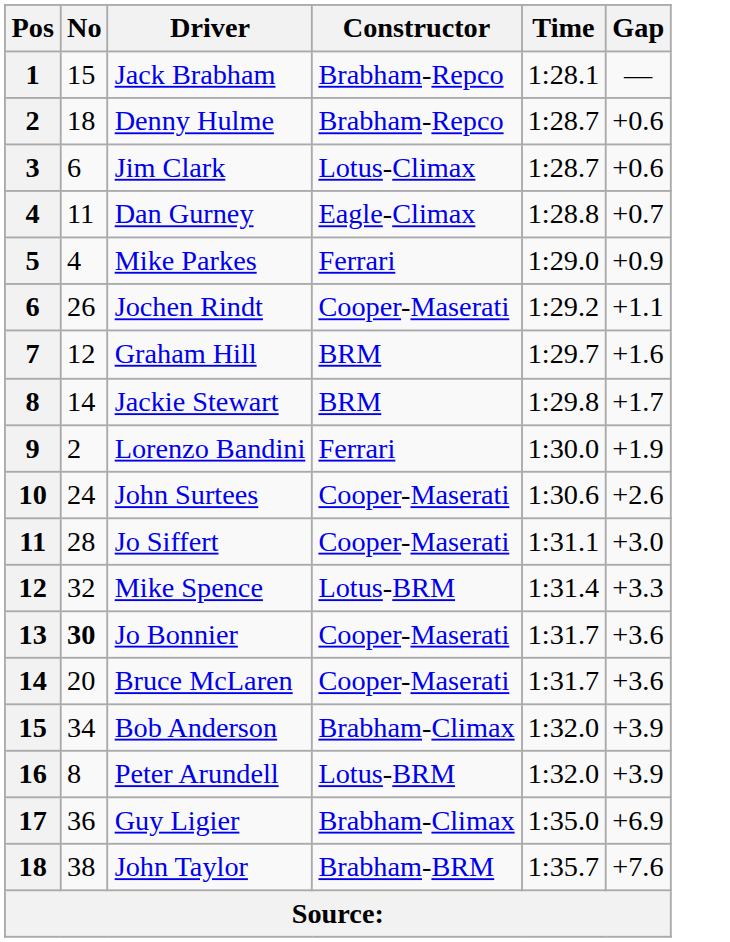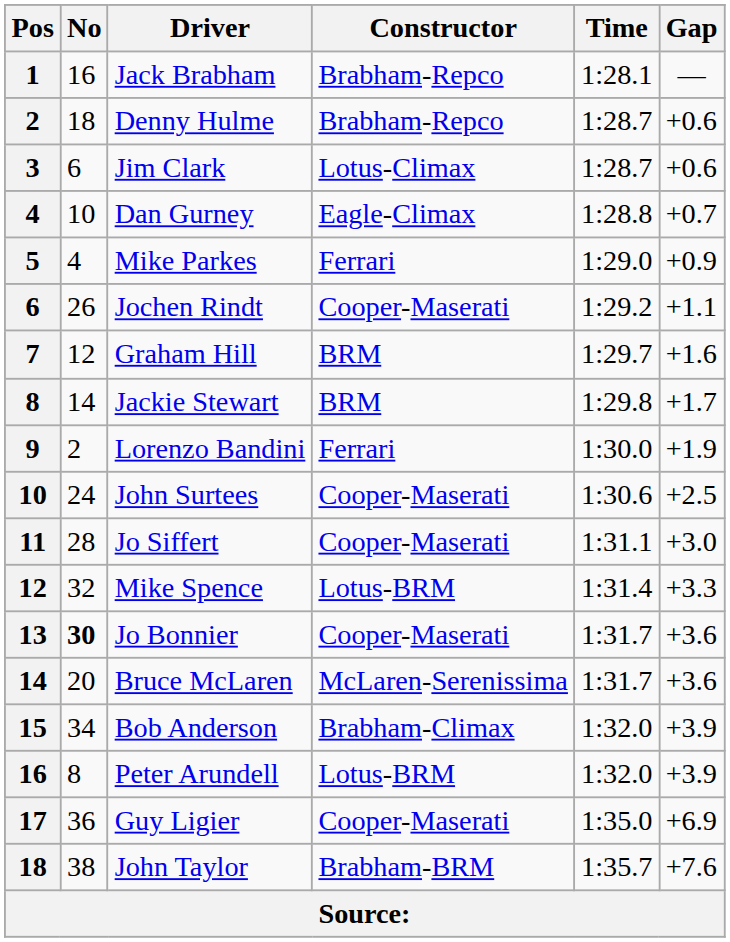(81, 74) 15 -> (81, 74) 16
(81, 214) 11 -> (81, 214) 10
(638, 494) +2.6 -> (691, 494) +2.5
(414, 680) Cooper-Maserati -> (443, 680) McLaren-Serenissima
(417, 820) Brabham-Climax -> (414, 820) Cooper-Maserati
